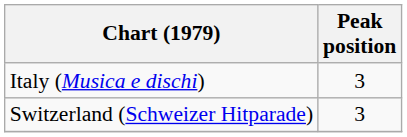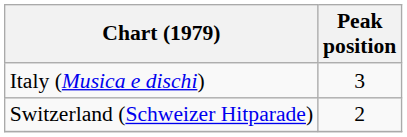(360, 114) 3 -> (360, 114) 2
